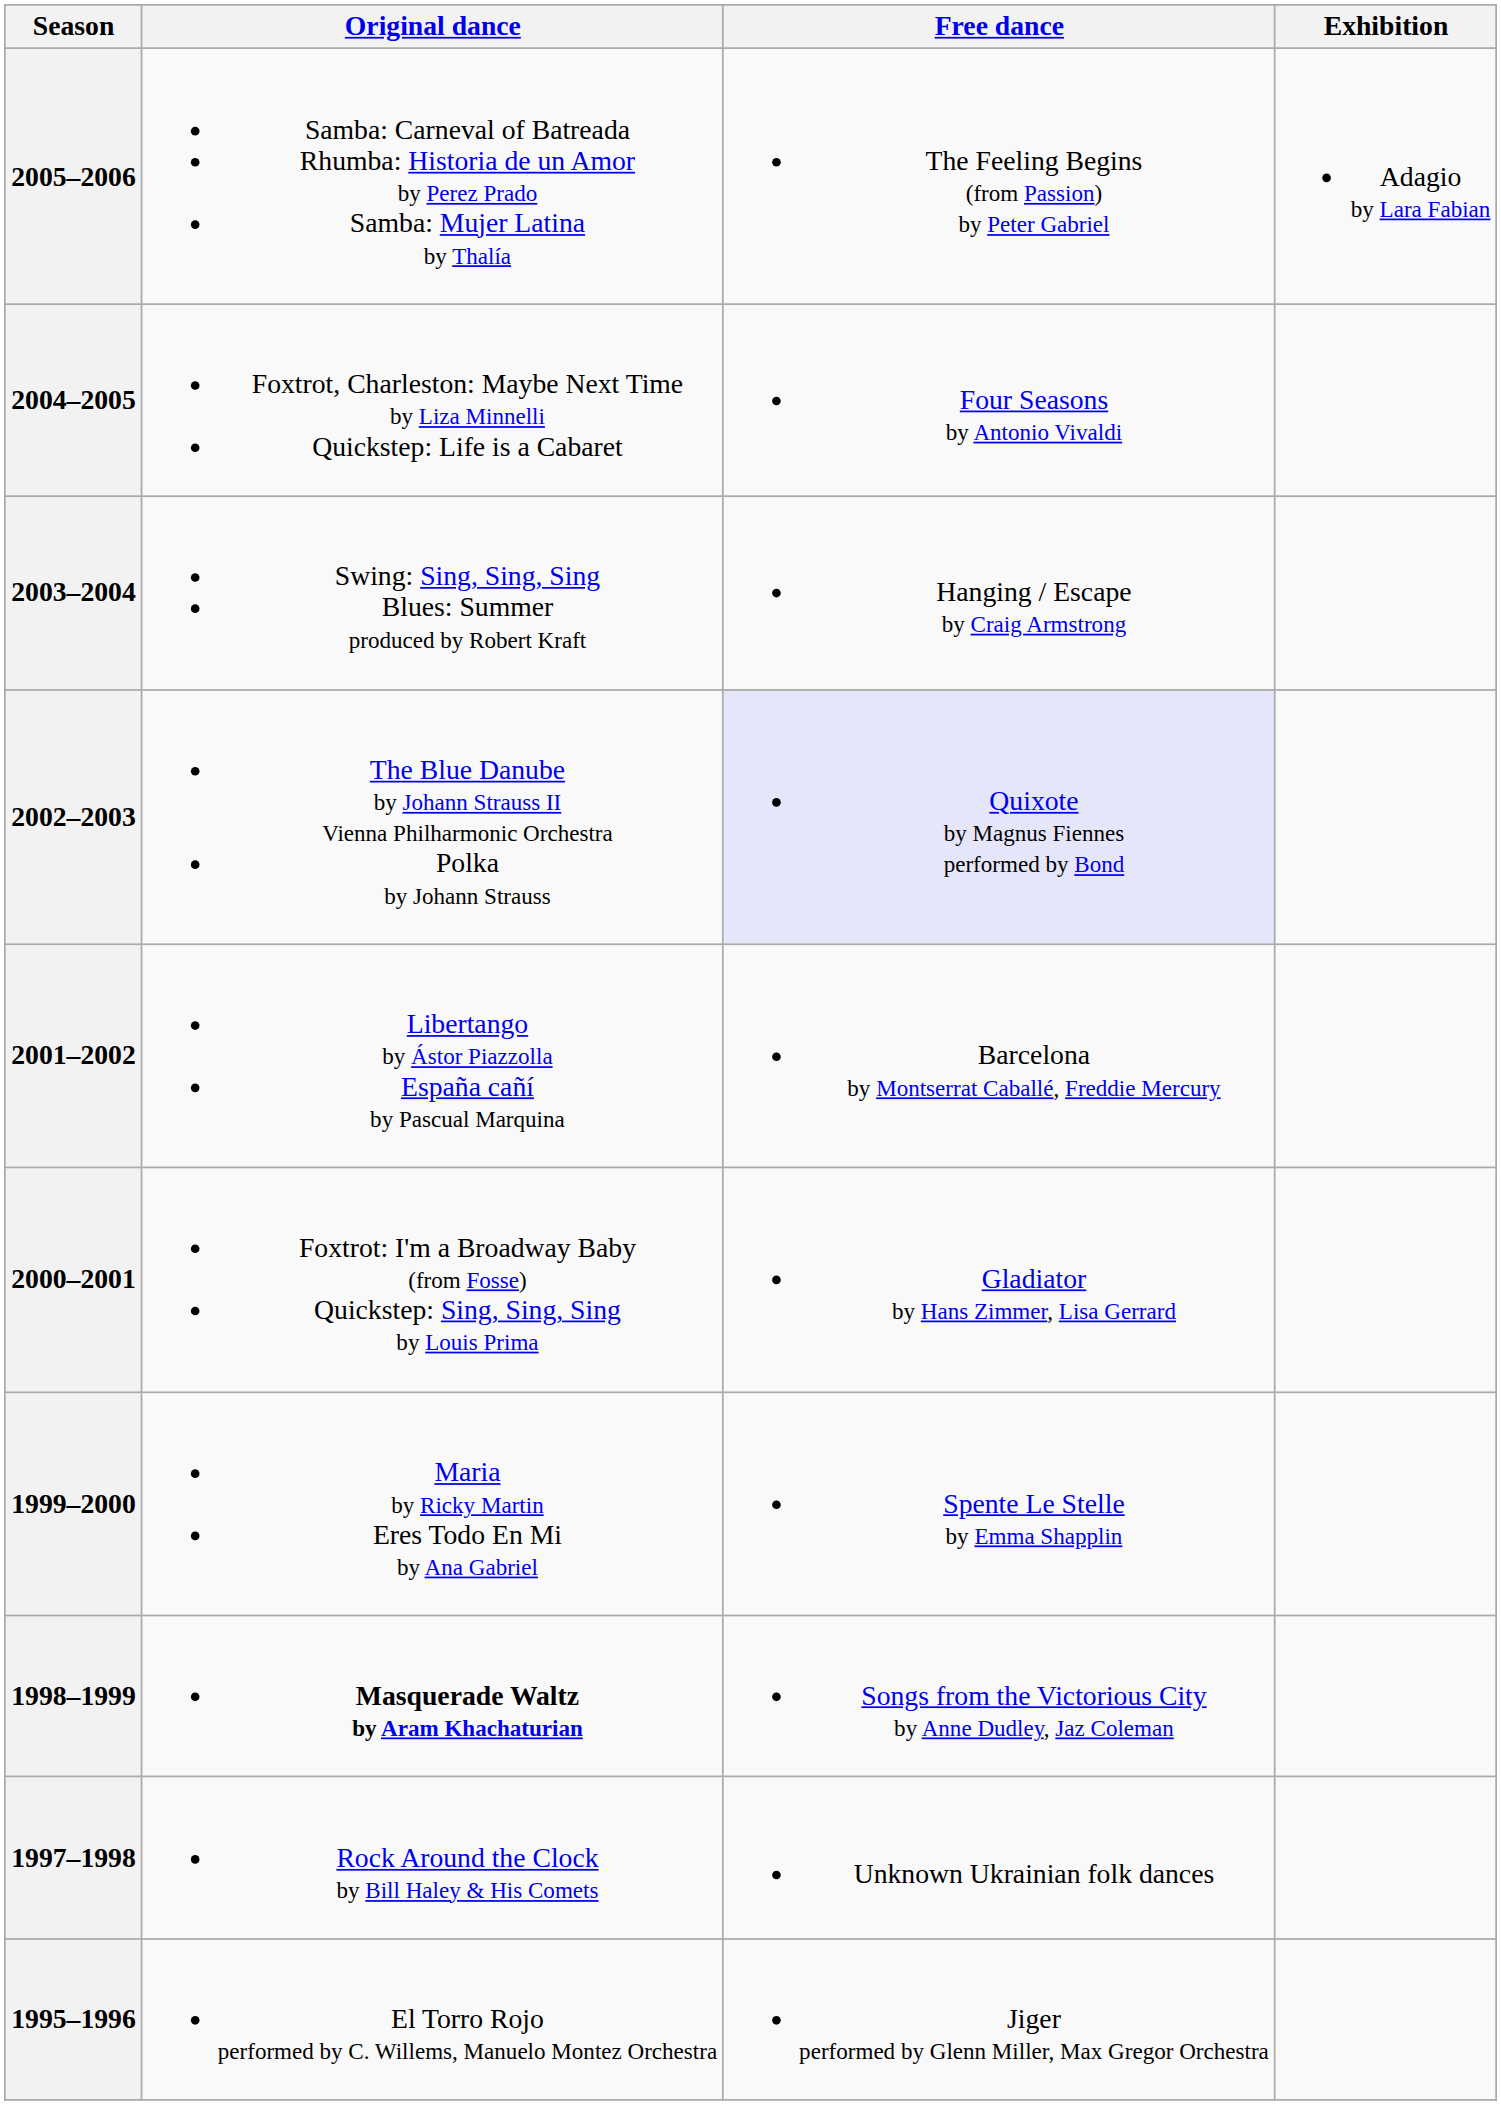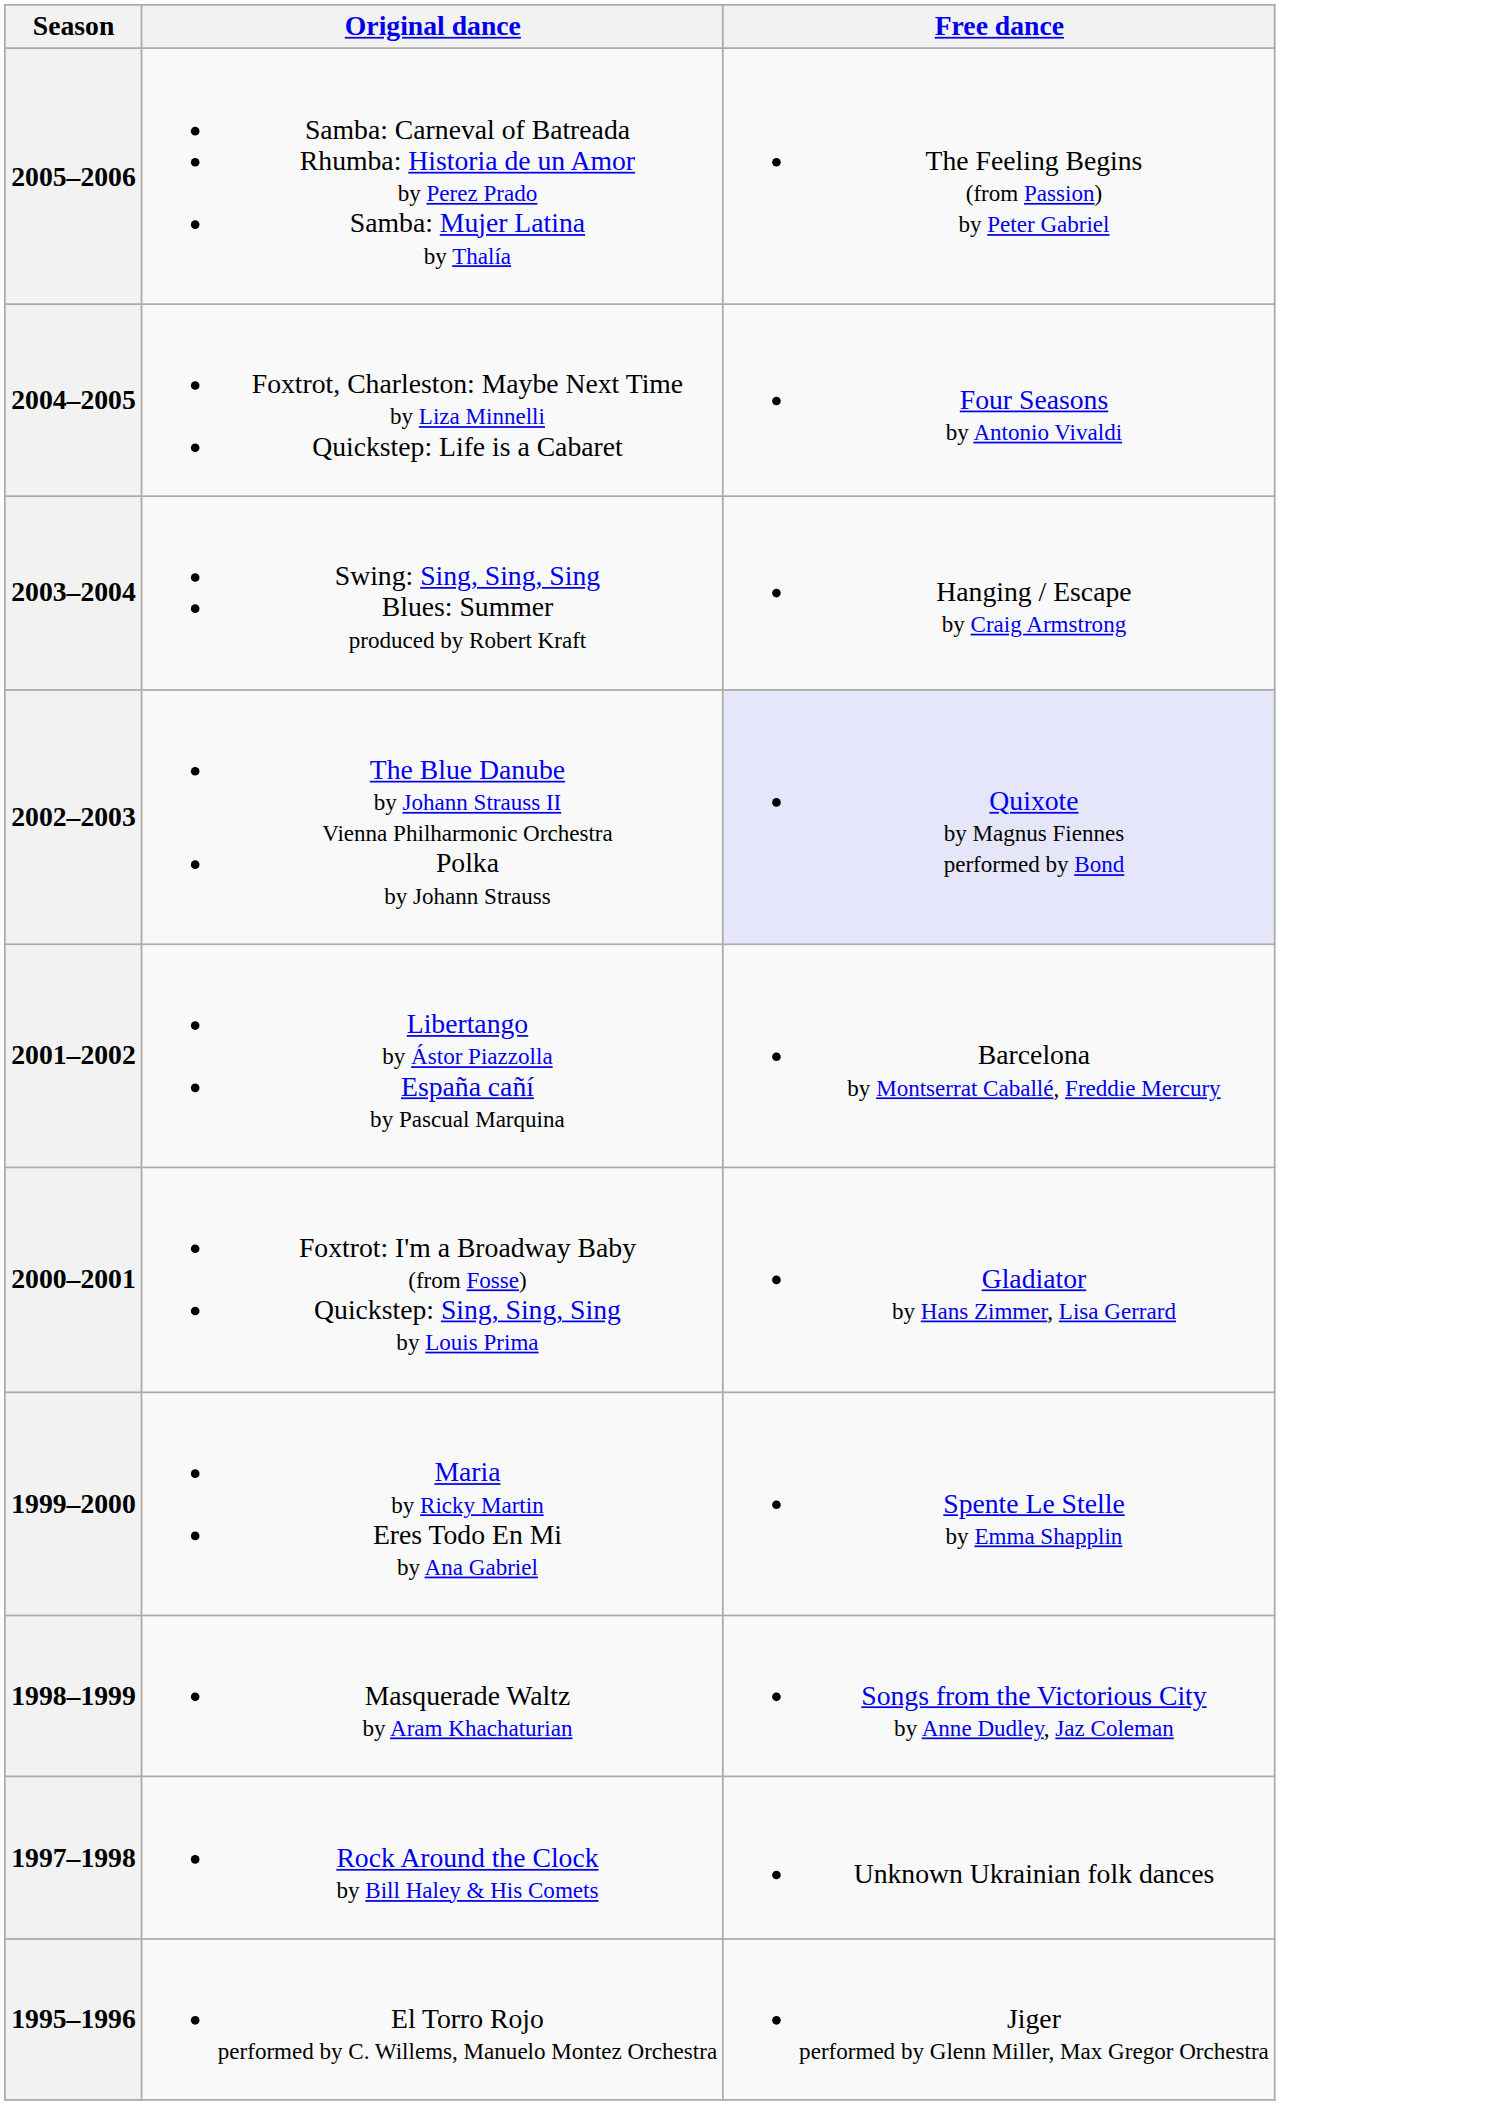- column: (1386, 26)
(433, 1712) bold -> (433, 1712) normal
